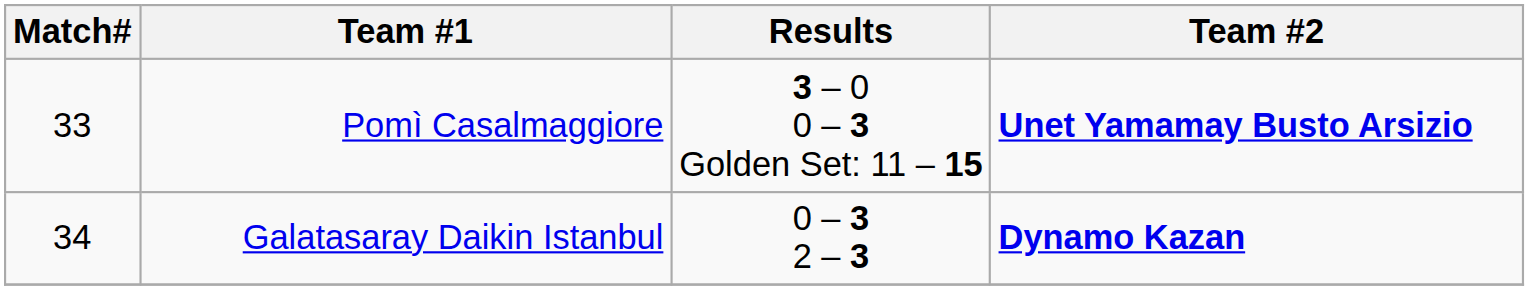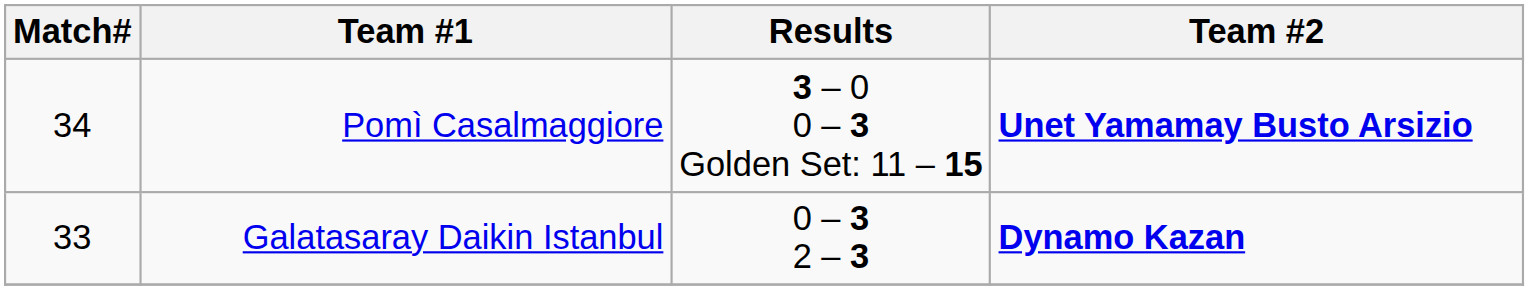(72, 125) 33 -> (72, 125) 34
(72, 237) 34 -> (72, 237) 33
